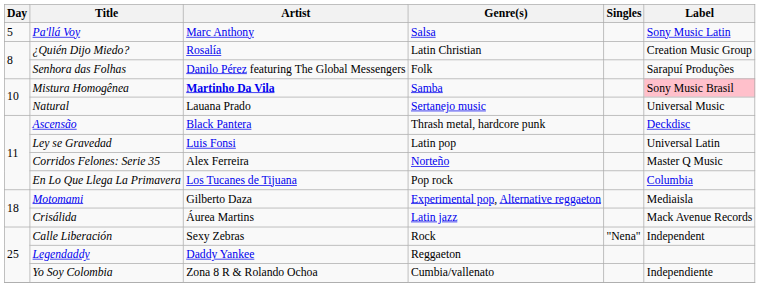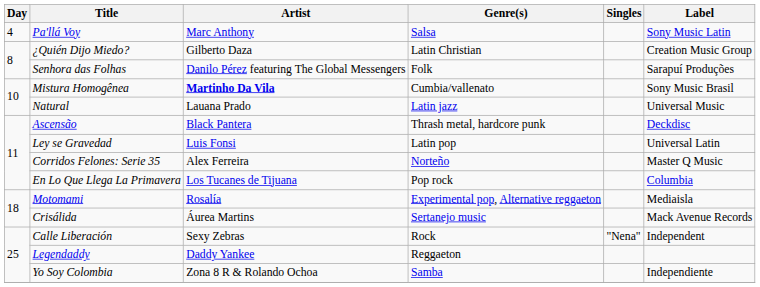(10, 32) 5 -> (10, 32) 4
(204, 50) Rosalía -> (219, 50) Gilberto Daza
(427, 87) Samba -> (452, 87) Cumbia/vallenato
(690, 87) pink background -> (690, 87) no background
(448, 106) Sertanejo music -> (434, 106) Latin jazz
(219, 198) Gilberto Daza -> (204, 198) Rosalía
(434, 217) Latin jazz -> (448, 217) Sertanejo music
(452, 273) Cumbia/vallenato -> (427, 273) Samba
